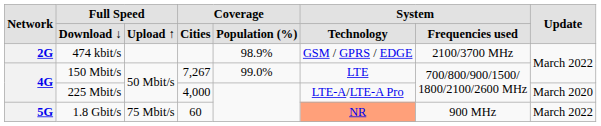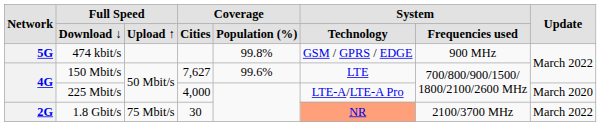(45, 53) 2G -> (45, 53) 5G
(257, 53) 98.9% -> (257, 53) 99.8%
(473, 53) 2100/3700 MHz -> (473, 53) 900 MHz
(197, 72) 7,267 -> (197, 72) 7,627
(257, 72) 99.0% -> (257, 72) 99.6%
(45, 111) 5G -> (45, 111) 2G
(195, 111) 60 -> (195, 111) 30
(473, 111) 900 MHz -> (473, 111) 2100/3700 MHz
